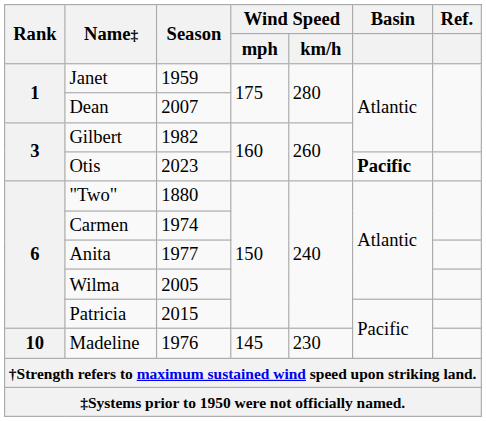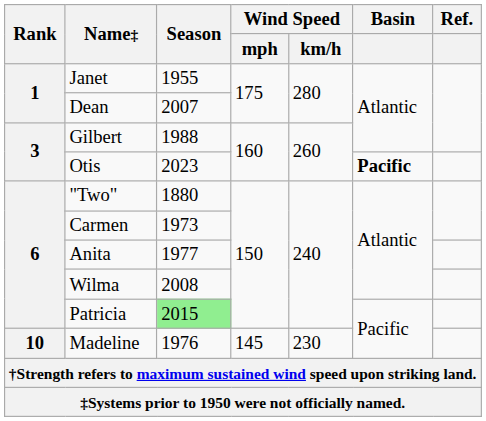(180, 78) 1959 -> (180, 78) 1955
(180, 136) 1982 -> (180, 136) 1988
(180, 225) 1974 -> (180, 225) 1973
(180, 284) 2005 -> (180, 284) 2008
(180, 313) no background -> (180, 313) lightgreen background
